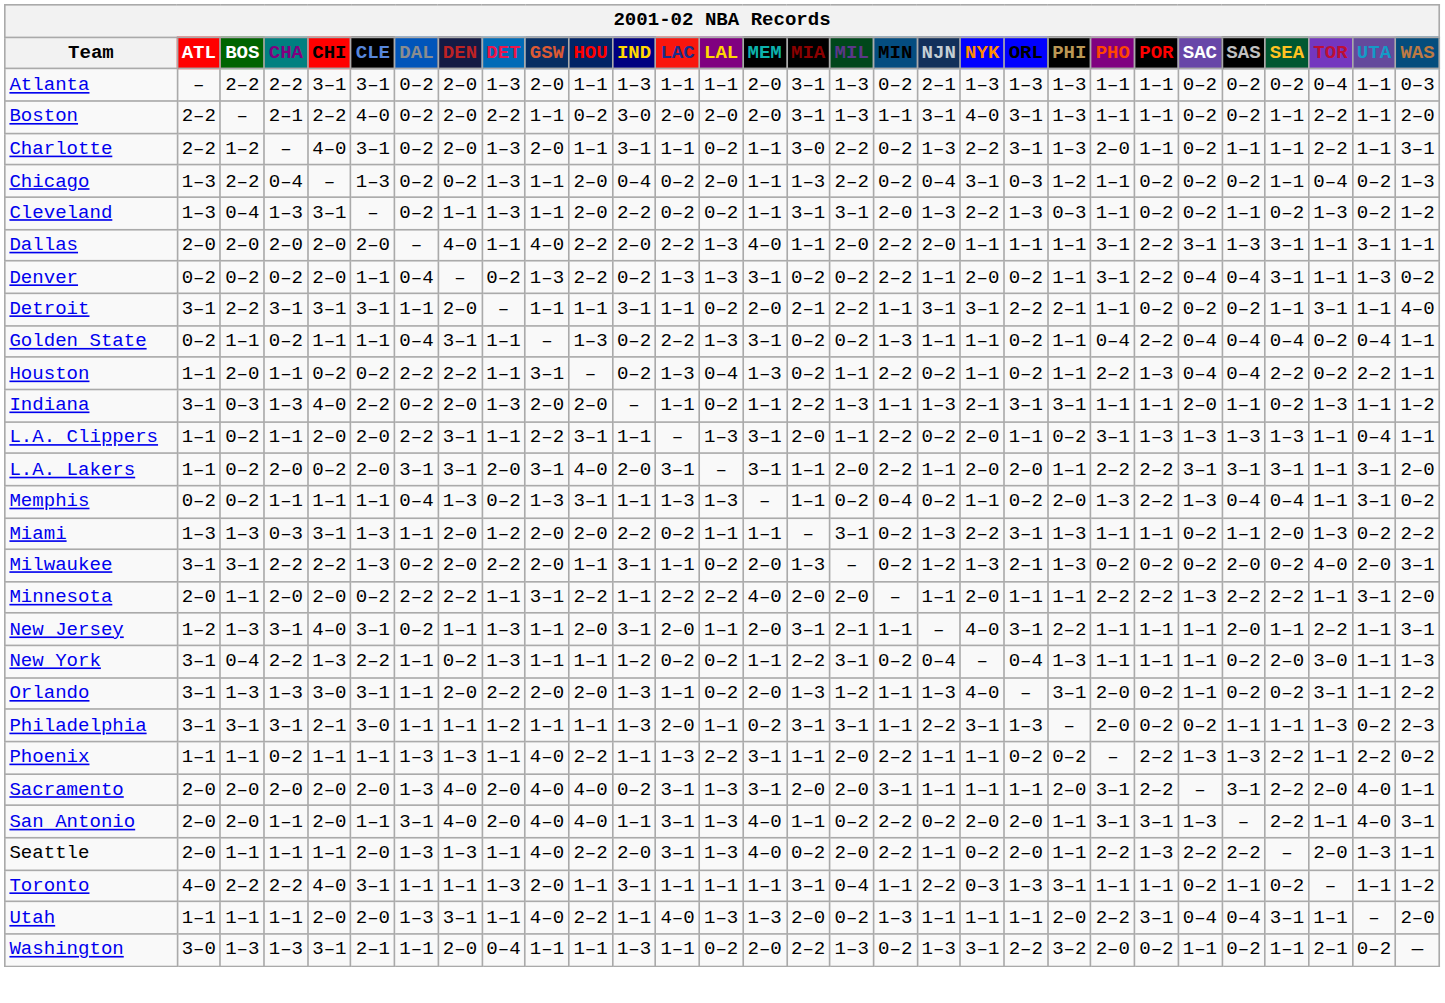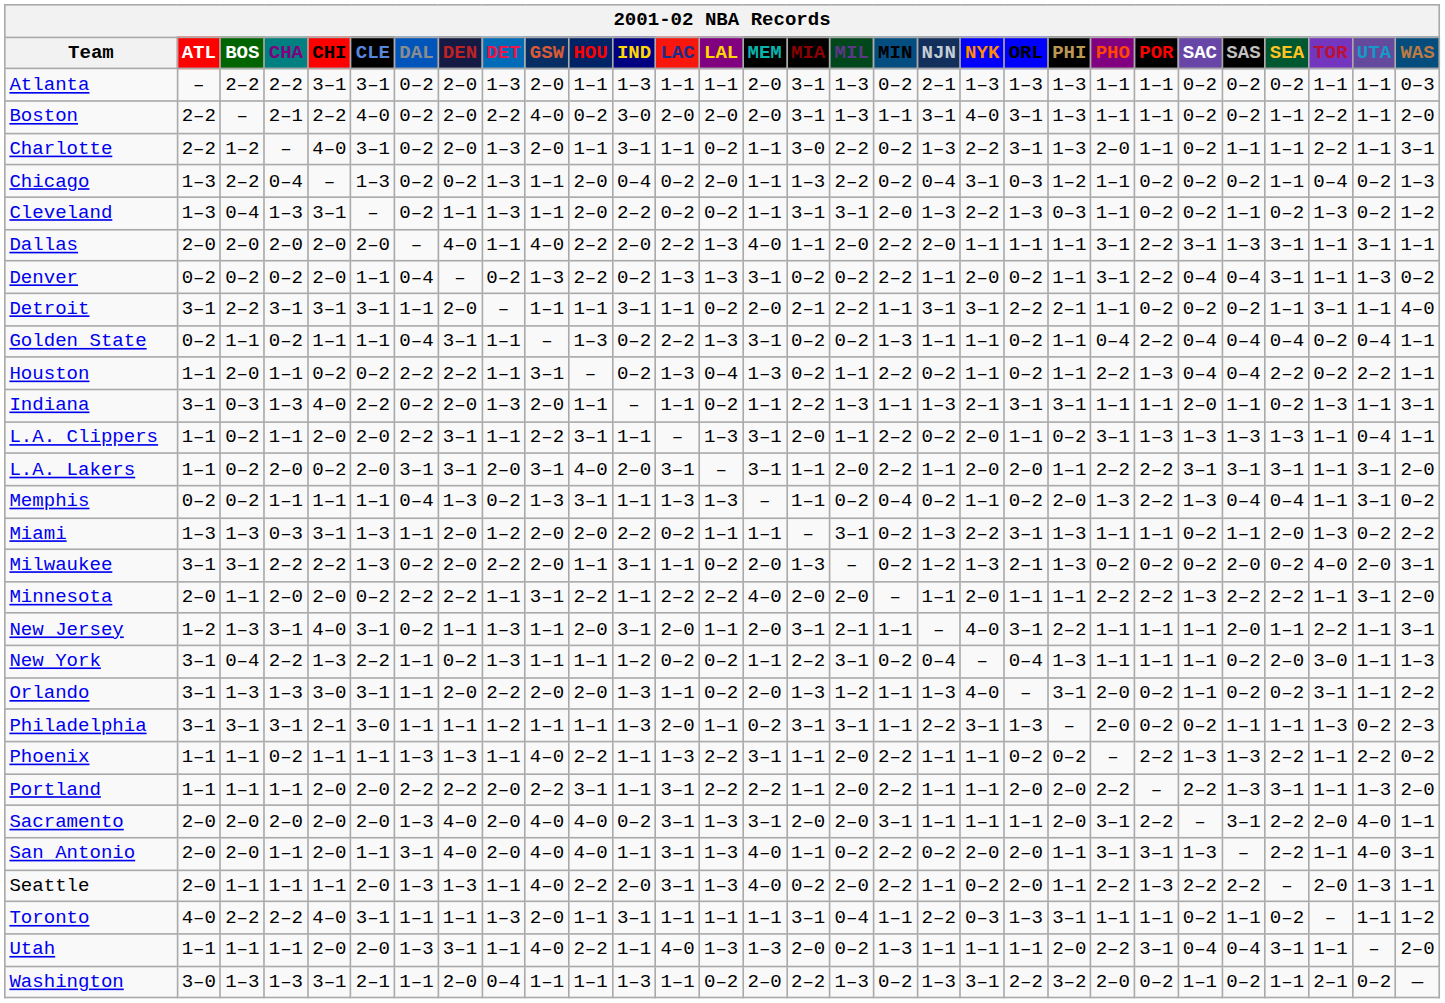(1330, 85) 0–4 -> (1330, 85) 1–1
(547, 117) 1–1 -> (547, 117) 4–0
(591, 405) 2–0 -> (591, 405) 1–1
(1418, 405) 1–2 -> (1418, 405) 3–1
+ row: (55, 789)
